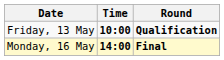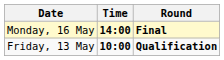rows swapped: (51, 30) <-> (51, 47)
